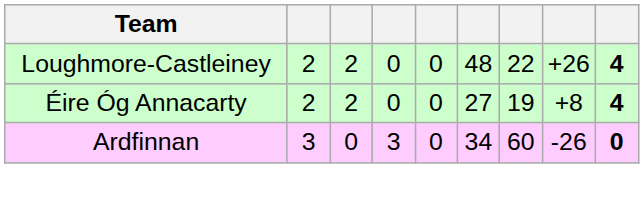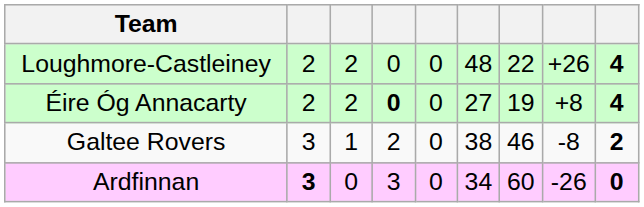(394, 102) normal -> (394, 102) bold
+ row: (146, 142)
(309, 142) normal -> (309, 181) bold
